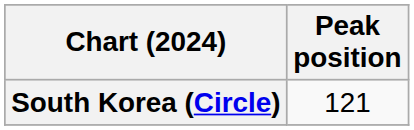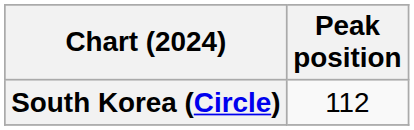(347, 102) 121 -> (347, 102) 112
